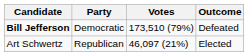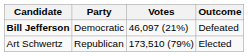(161, 28) 173,510 (79%) -> (159, 28) 46,097 (21%)
(159, 43) 46,097 (21%) -> (161, 43) 173,510 (79%)
